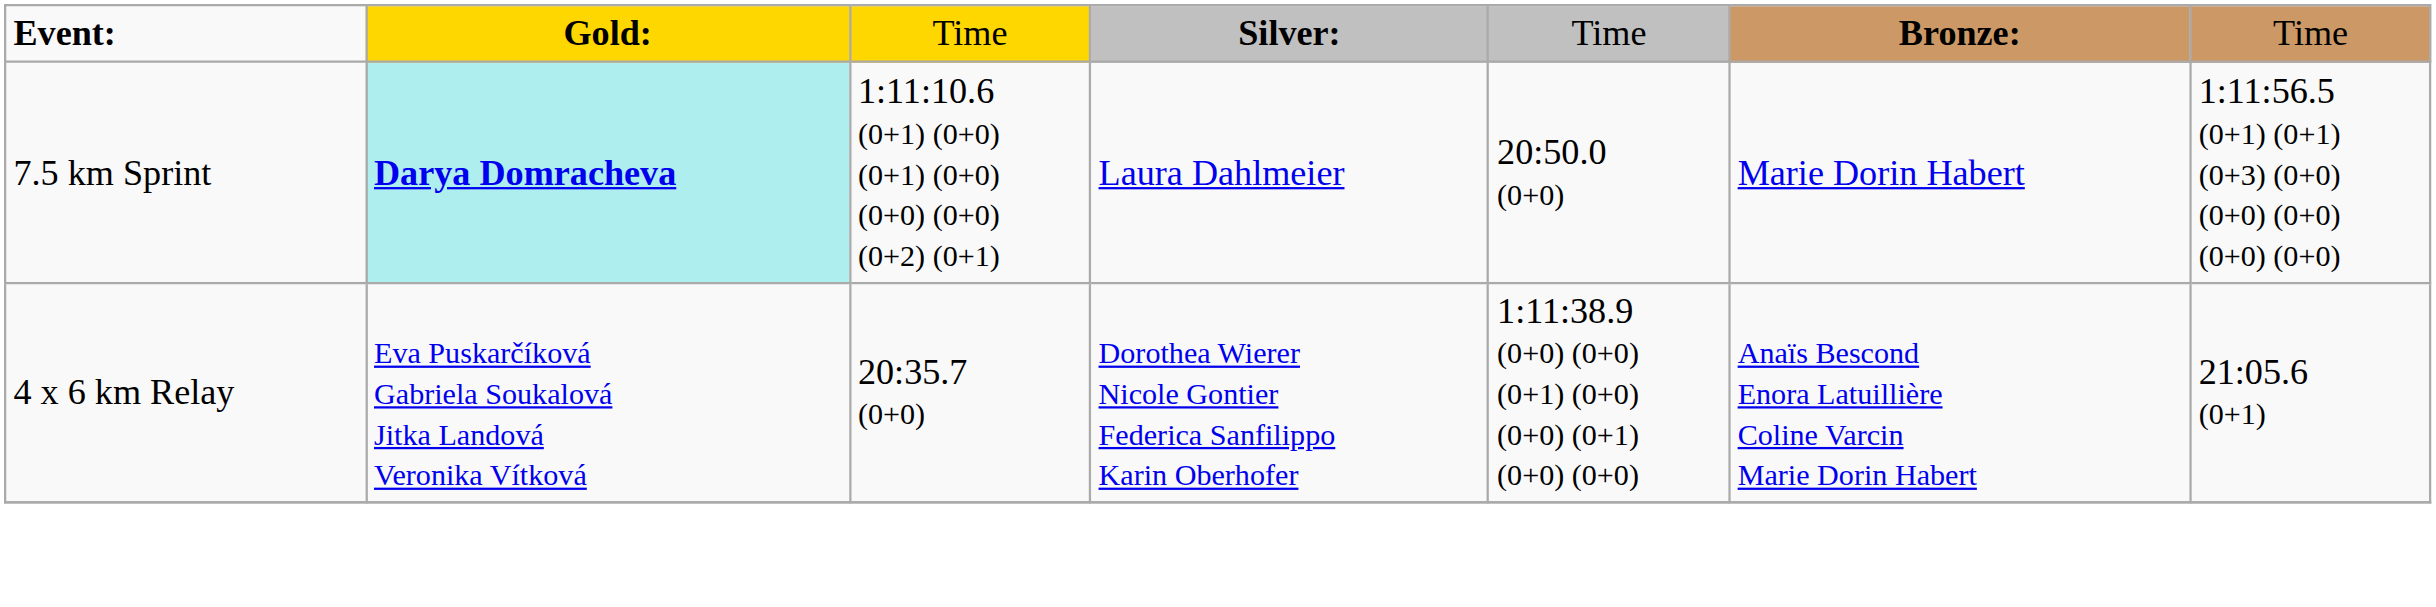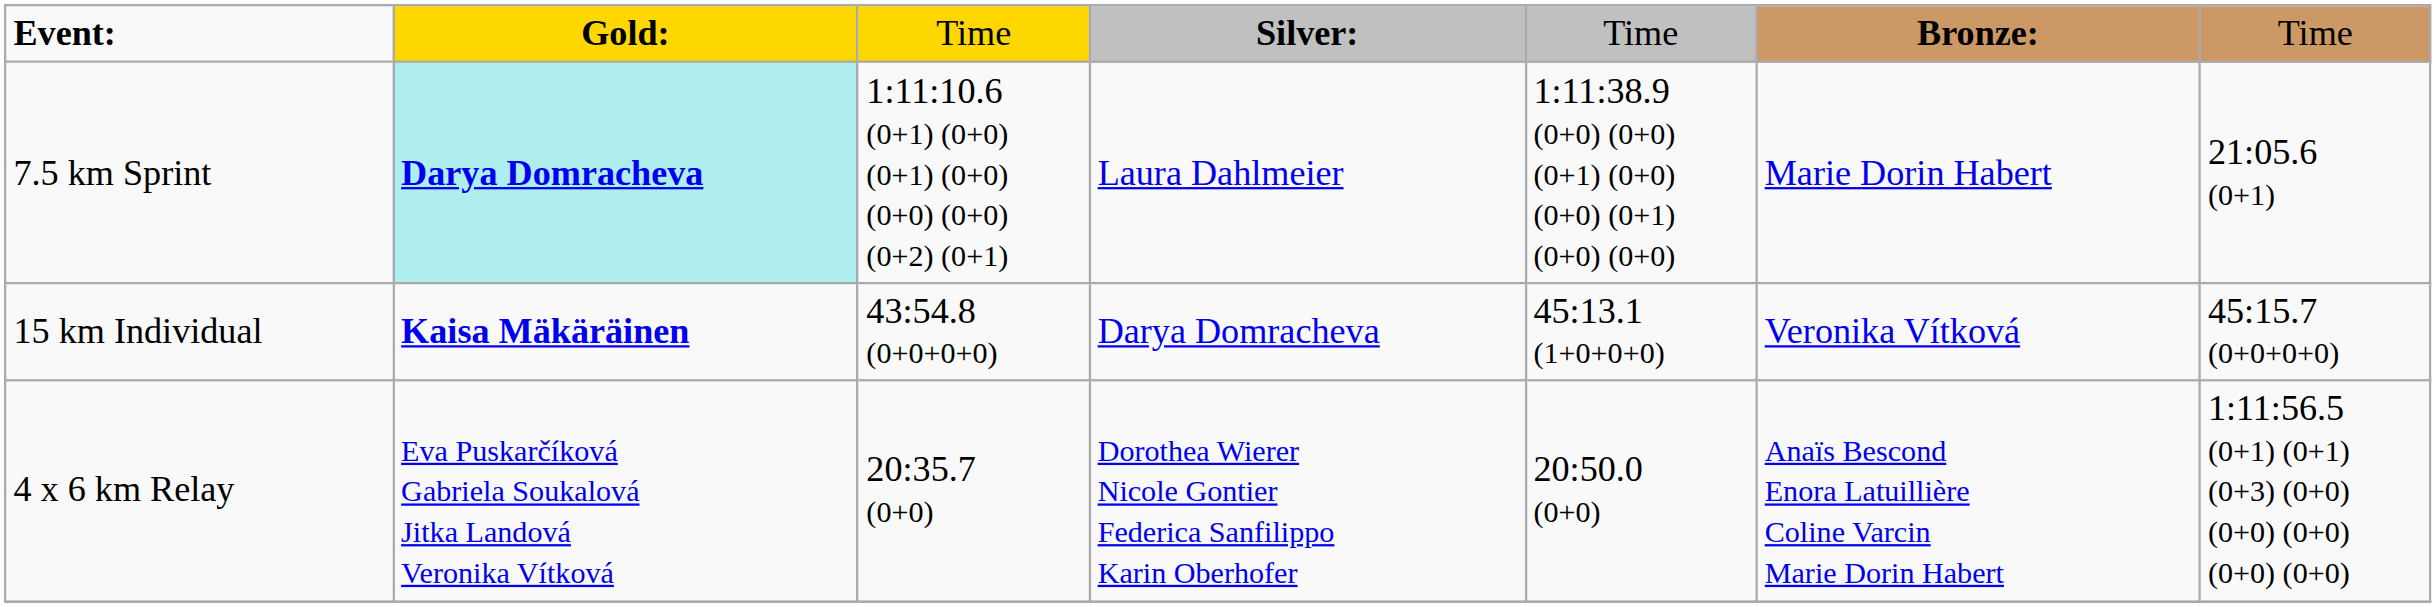(1552, 171) 20:50.0 (0+0) -> (1604, 171) 1:11:38.9 (0+0) (0+0) (0+1) (0+0) (0+0) (0+1) (0+0) (0+0)
(2270, 171) 1:11:56.5 (0+1) (0+1) (0+3) (0+0) (0+0) (0+0) (0+0) (0+0) -> (2263, 171) 21:05.6 (0+1)
+ row: (138, 330)
(1568, 391) 1:11:38.9 (0+0) (0+0) (0+1) (0+0) (0+0) (0+1) (0+0) (0+0) -> (1588, 489) 20:50.0 (0+0)
(2253, 391) 21:05.6 (0+1) -> (2279, 489) 1:11:56.5 (0+1) (0+1) (0+3) (0+0) (0+0) (0+0) (0+0) (0+0)
